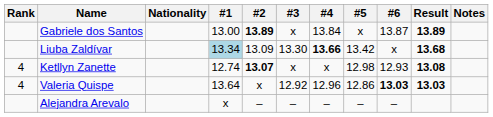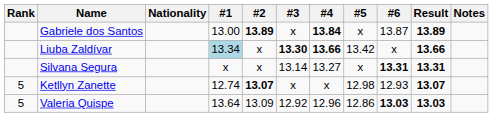(327, 31) normal -> (327, 31) bold
(259, 49) 13.09 -> (259, 49) x
(293, 49) normal -> (293, 49) bold
(431, 49) 13.68 -> (431, 49) 13.66
+ row: (79, 67)
(21, 67) 4 -> (21, 85) 5
(431, 67) 13.08 -> (431, 85) 13.07
(21, 85) 4 -> (21, 103) 5
(259, 85) x -> (259, 103) 13.09
- row: (85, 103)
